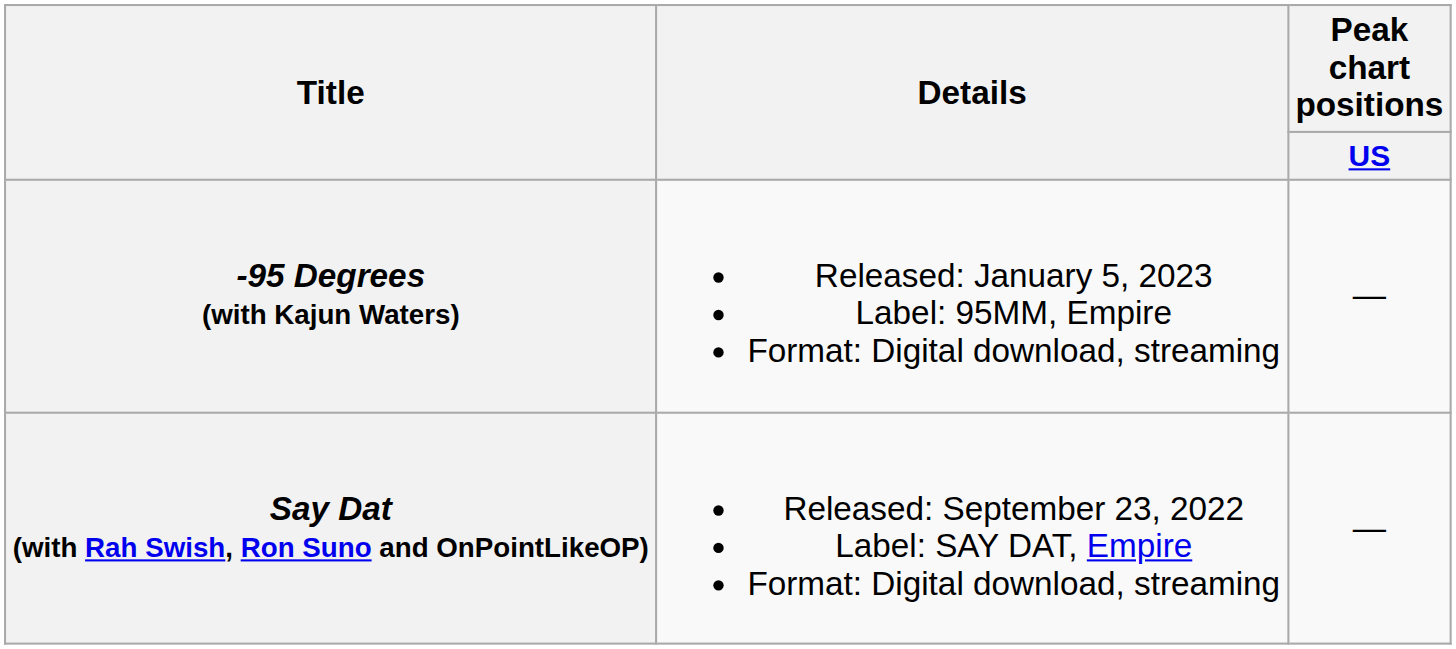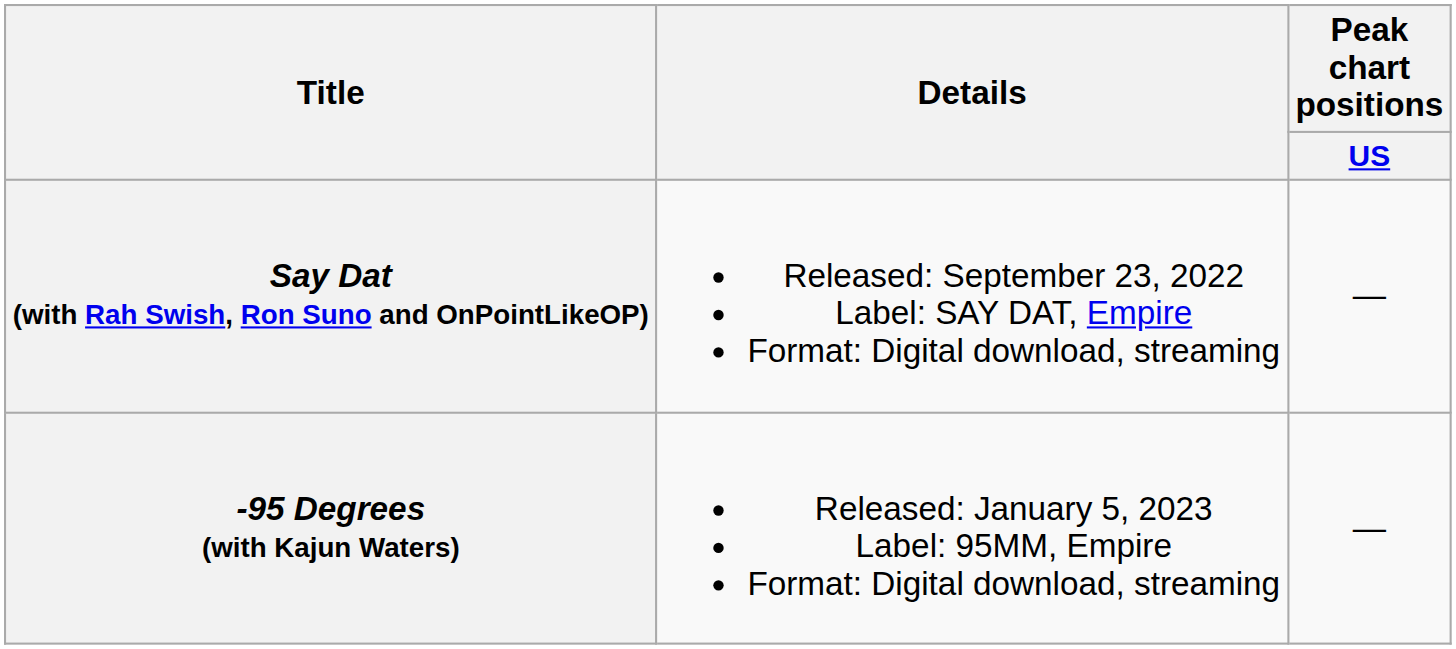rows swapped: (331, 526) <-> (331, 295)
